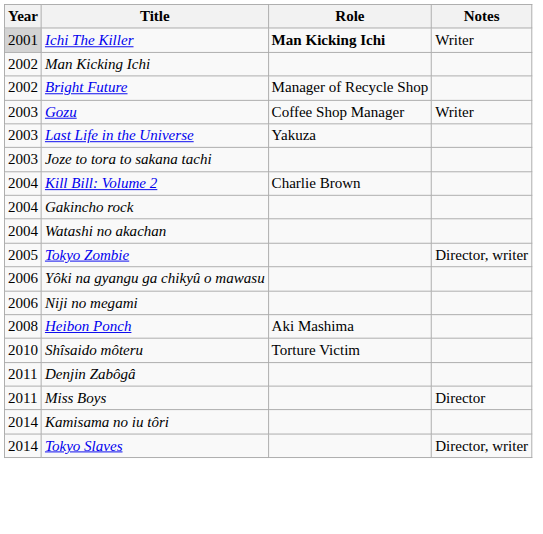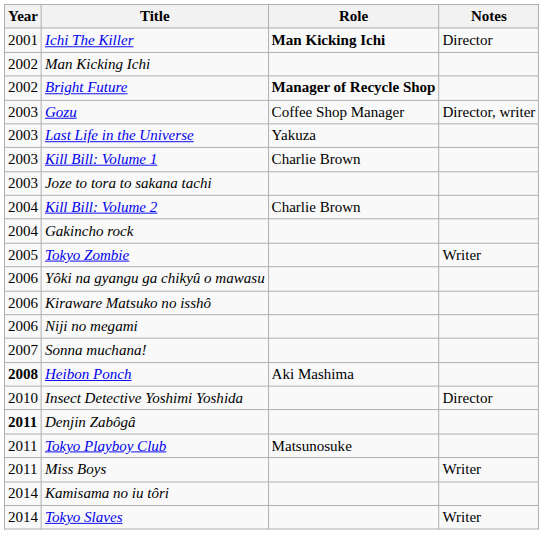(23, 40) lightgrey background -> (23, 40) no background
(454, 40) Writer -> (467, 40) Director
(350, 87) normal -> (354, 87) bold
(454, 111) Writer -> (489, 111) Director, writer
+ row: (101, 159)
- row: (106, 231)
(482, 254) Director, writer -> (462, 254) Writer
+ row: (128, 302)
+ row: (96, 350)
(23, 326) normal -> (23, 374) bold
- row: (94, 350)
+ row: (144, 398)
(23, 374) normal -> (23, 421) bold
+ row: (106, 445)
(460, 398) Director -> (462, 469) Writer
(482, 445) Director, writer -> (462, 517) Writer
